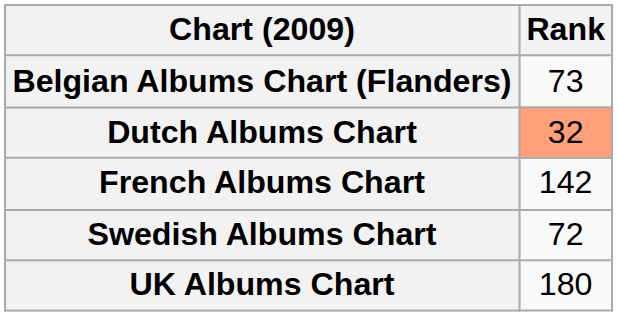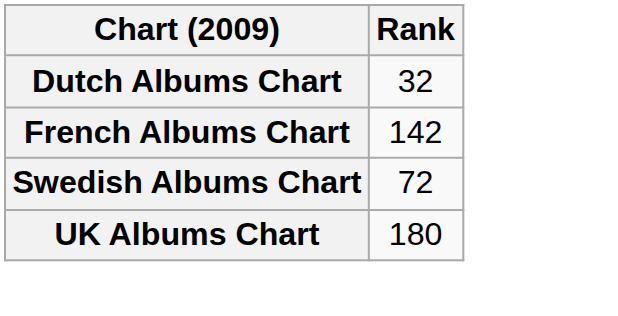- row: (262, 81)
(566, 132) lightsalmon background -> (416, 81) no background
